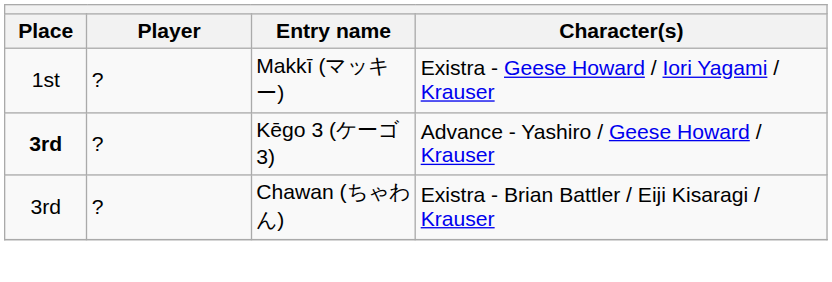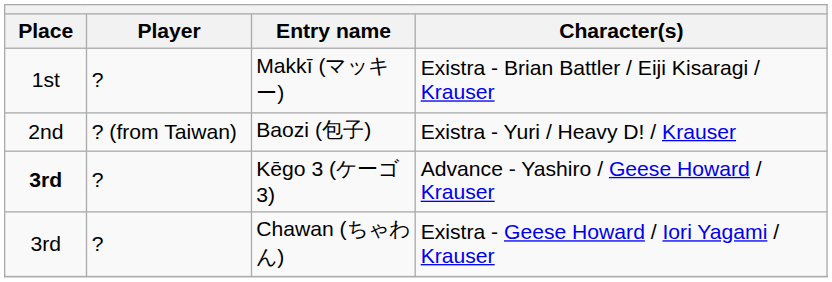(600, 80) Existra - Geese Howard / Iori Yagami / Krauser -> (590, 80) Existra - Brian Battler / Eiji Kisaragi / Krauser
+ row: (314, 130)
(590, 206) Existra - Brian Battler / Eiji Kisaragi / Krauser -> (600, 244) Existra - Geese Howard / Iori Yagami / Krauser
